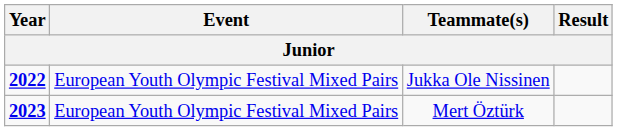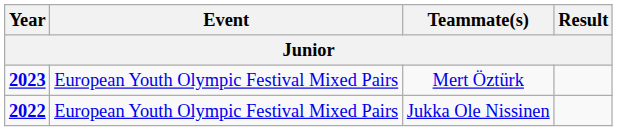rows swapped: (478, 80) <-> (478, 110)
